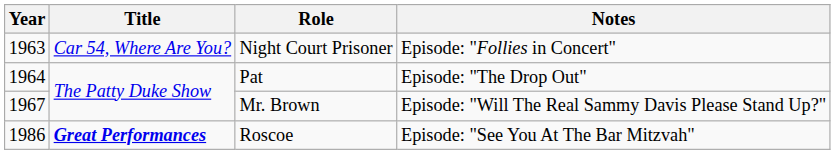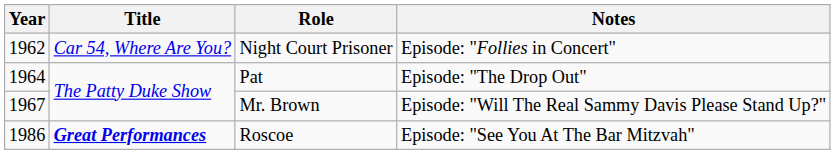(27, 47) 1963 -> (27, 47) 1962
